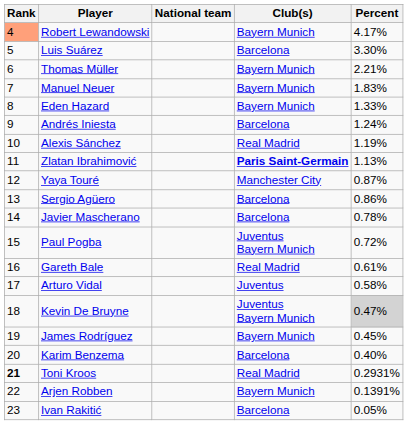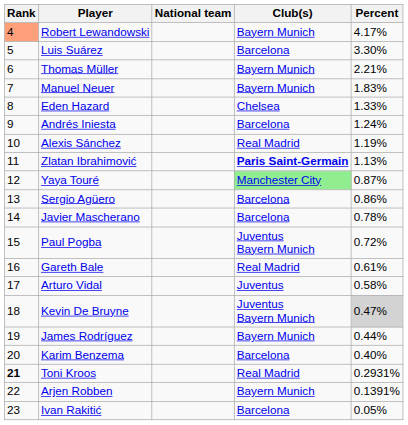(276, 106) Bayern Munich -> (258, 106) Chelsea
(279, 180) no background -> (279, 180) lightgreen background
(370, 336) 0.45% -> (370, 336) 0.44%
